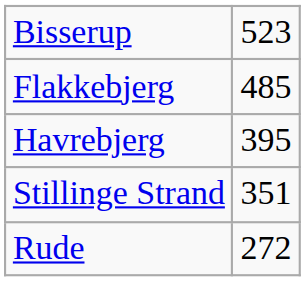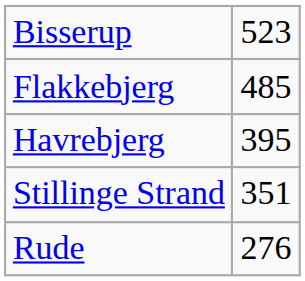(266, 247) 272 -> (266, 247) 276
